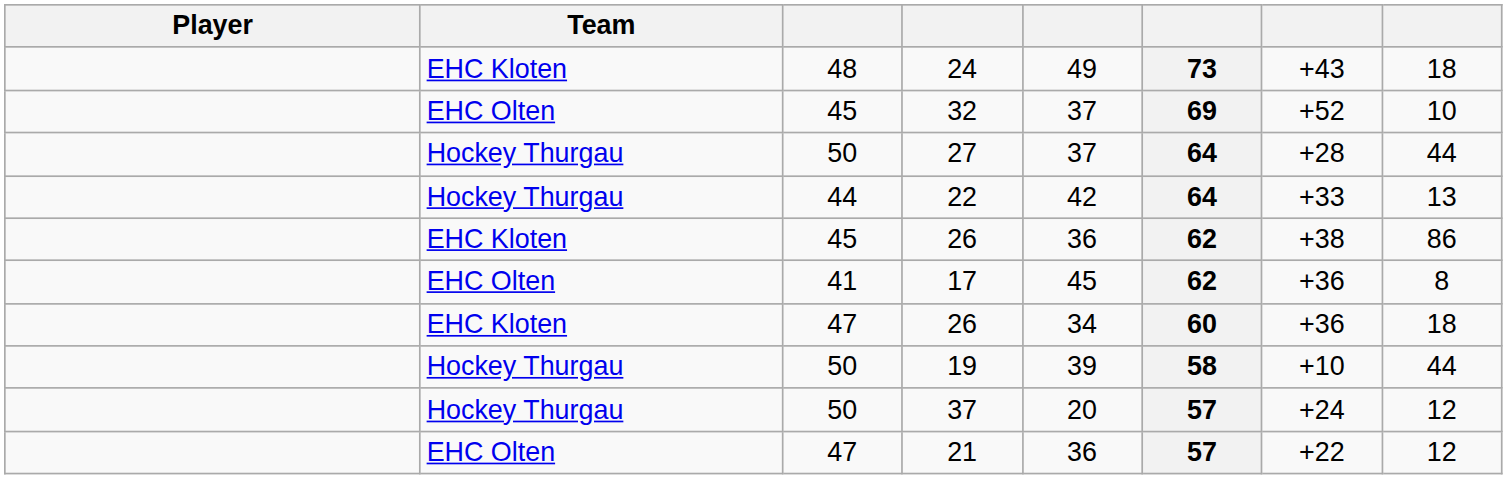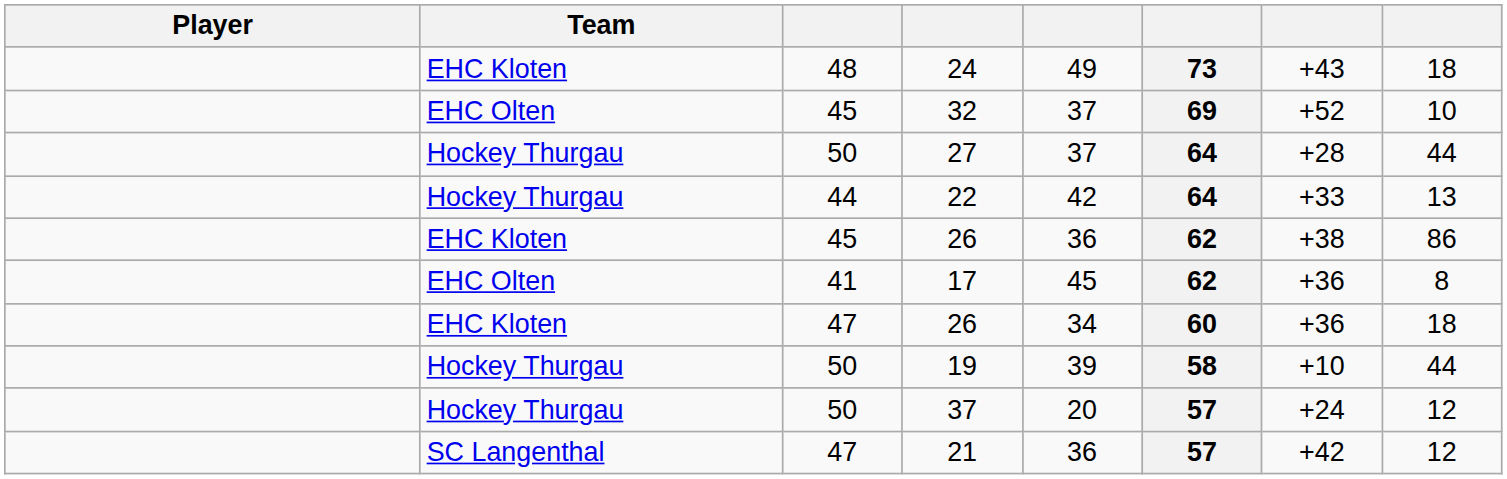(491, 452) EHC Olten -> (516, 452) SC Langenthal
(1322, 452) +22 -> (1322, 452) +42
